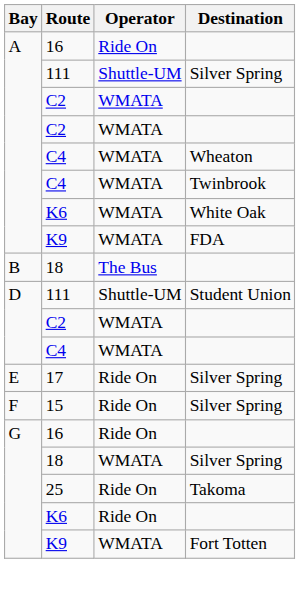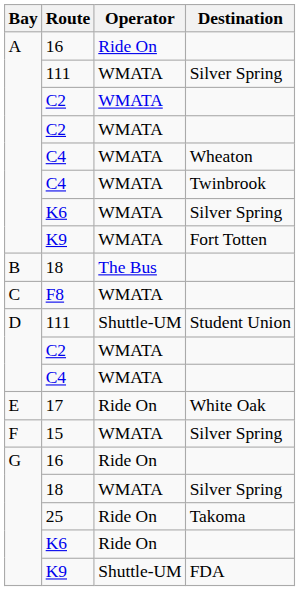(140, 73) Shuttle-UM -> (131, 73) WMATA
(228, 211) White Oak -> (236, 211) Silver Spring
(207, 239) FDA -> (228, 239) Fort Totten
+ row: (14, 294)
(236, 377) Silver Spring -> (228, 405) White Oak
(128, 405) Ride On -> (131, 433) WMATA
(131, 543) WMATA -> (140, 571) Shuttle-UM
(228, 543) Fort Totten -> (207, 571) FDA
